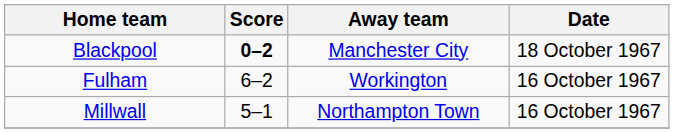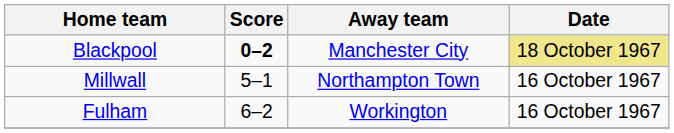(589, 50) no background -> (589, 50) khaki background
rows swapped: (115, 81) <-> (115, 111)
